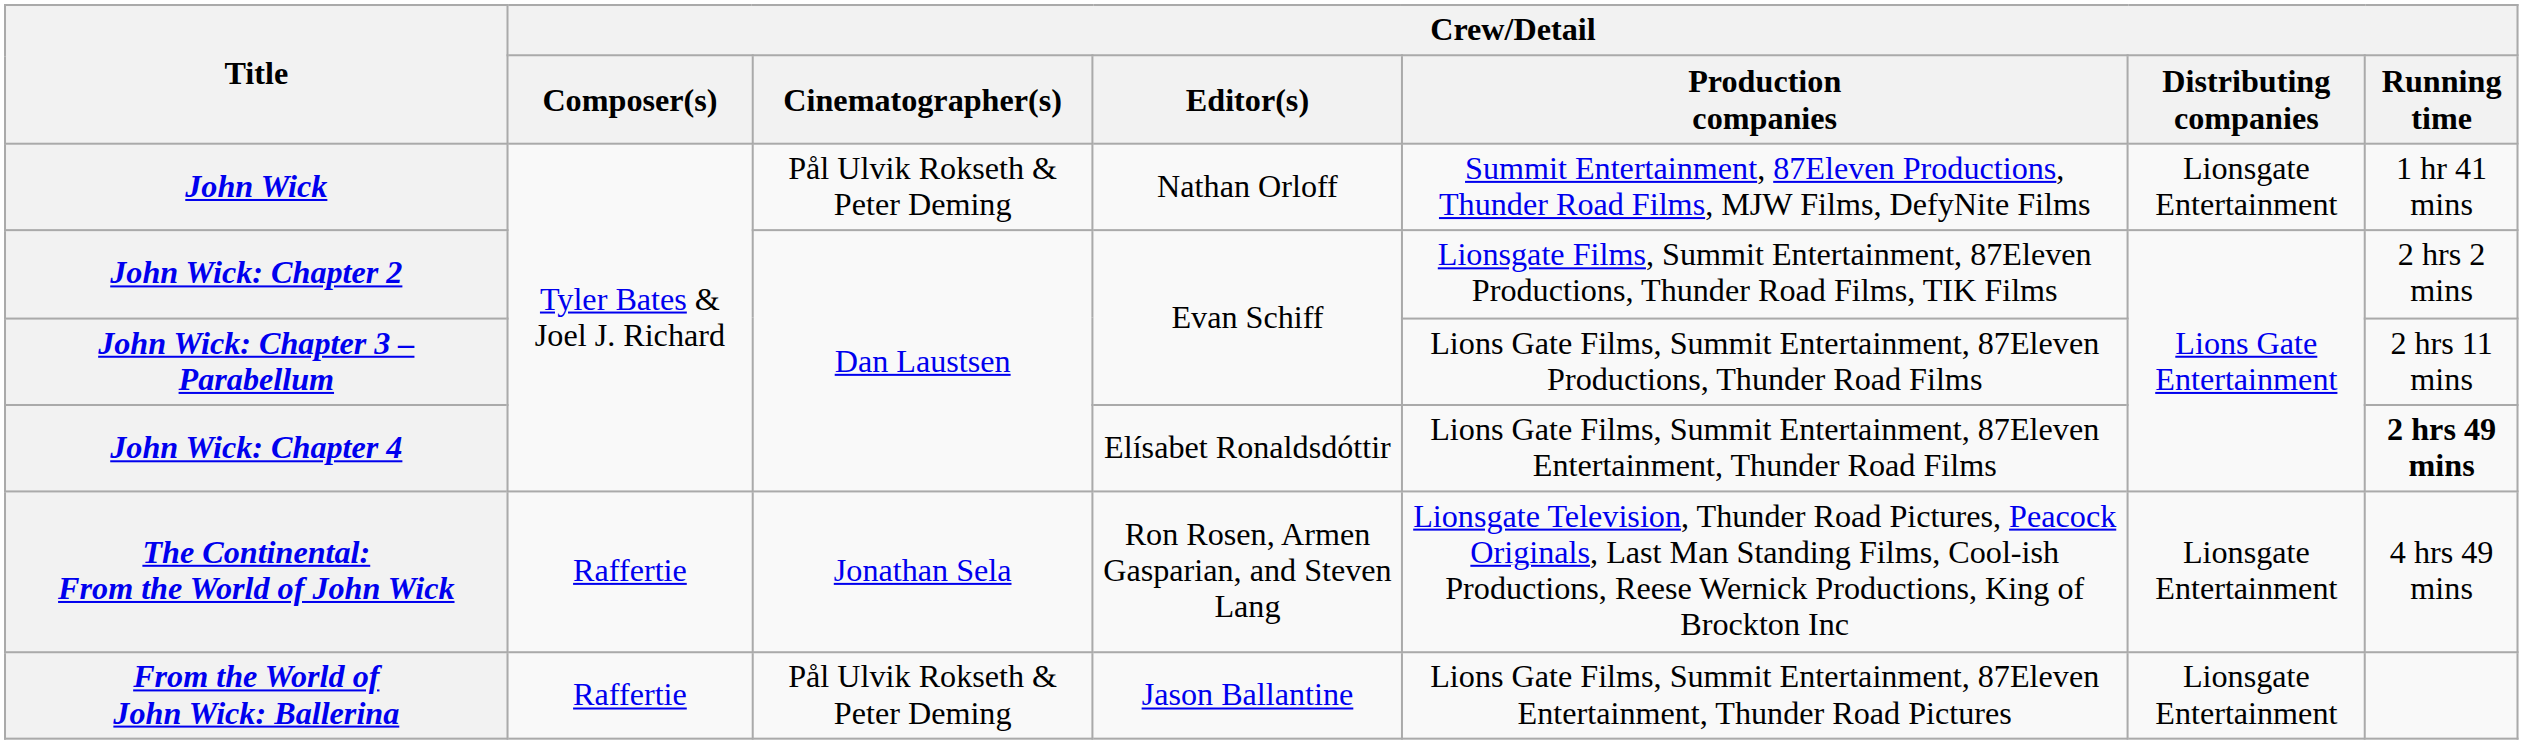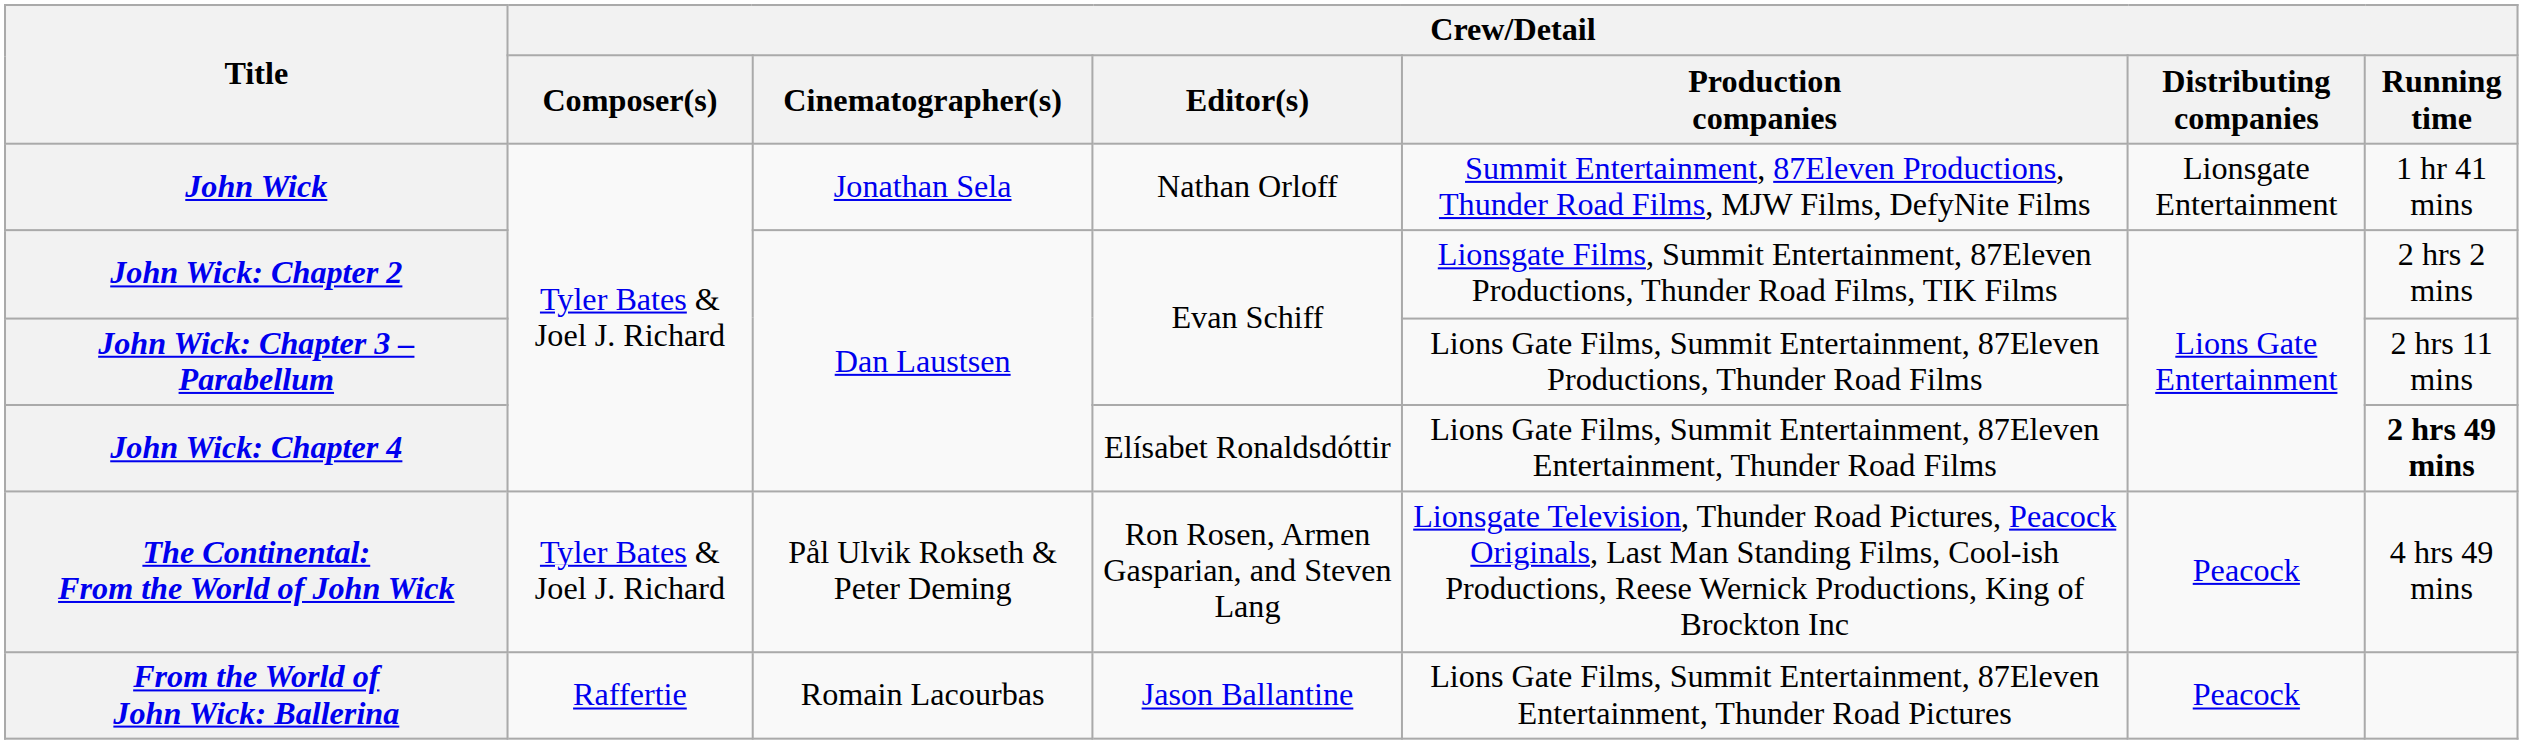(923, 186) Pål Ulvik Rokseth & Peter Deming -> (923, 186) Jonathan Sela
(630, 571) Raffertie -> (630, 571) Tyler Bates & Joel J. Richard
(923, 571) Jonathan Sela -> (923, 571) Pål Ulvik Rokseth & Peter Deming
(2246, 571) Lionsgate Entertainment -> (2246, 571) Peacock
(923, 694) Pål Ulvik Rokseth & Peter Deming -> (923, 694) Romain Lacourbas
(2246, 694) Lionsgate Entertainment -> (2246, 694) Peacock
